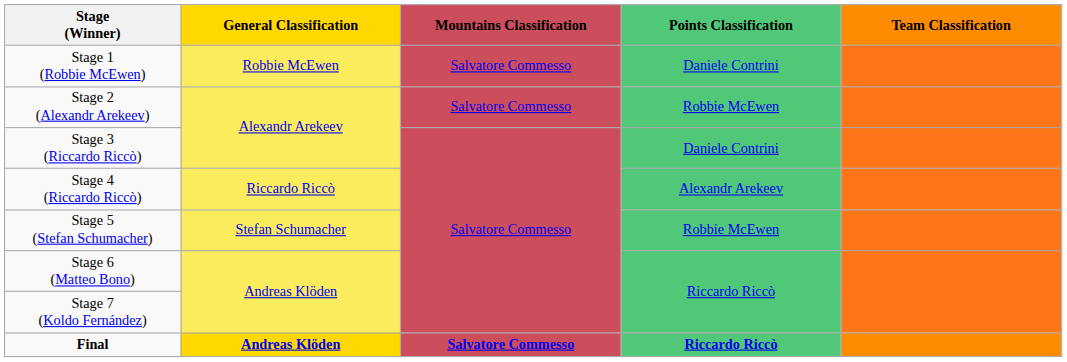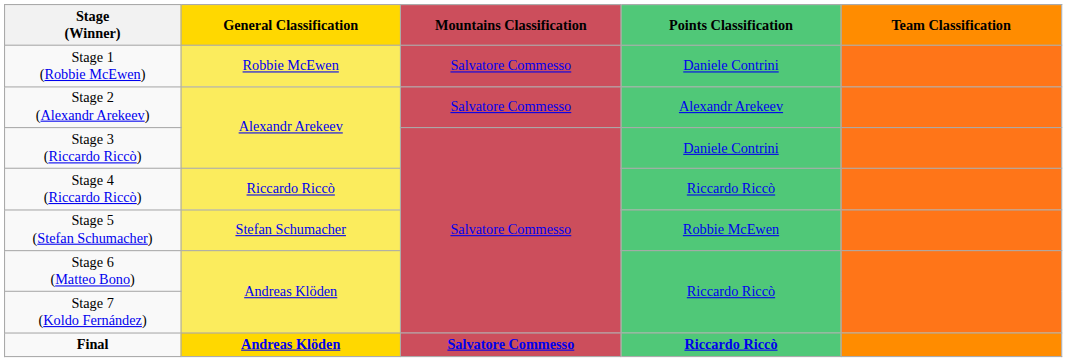(731, 107) Robbie McEwen -> (731, 107) Alexandr Arekeev
(731, 189) Alexandr Arekeev -> (731, 189) Riccardo Riccò
